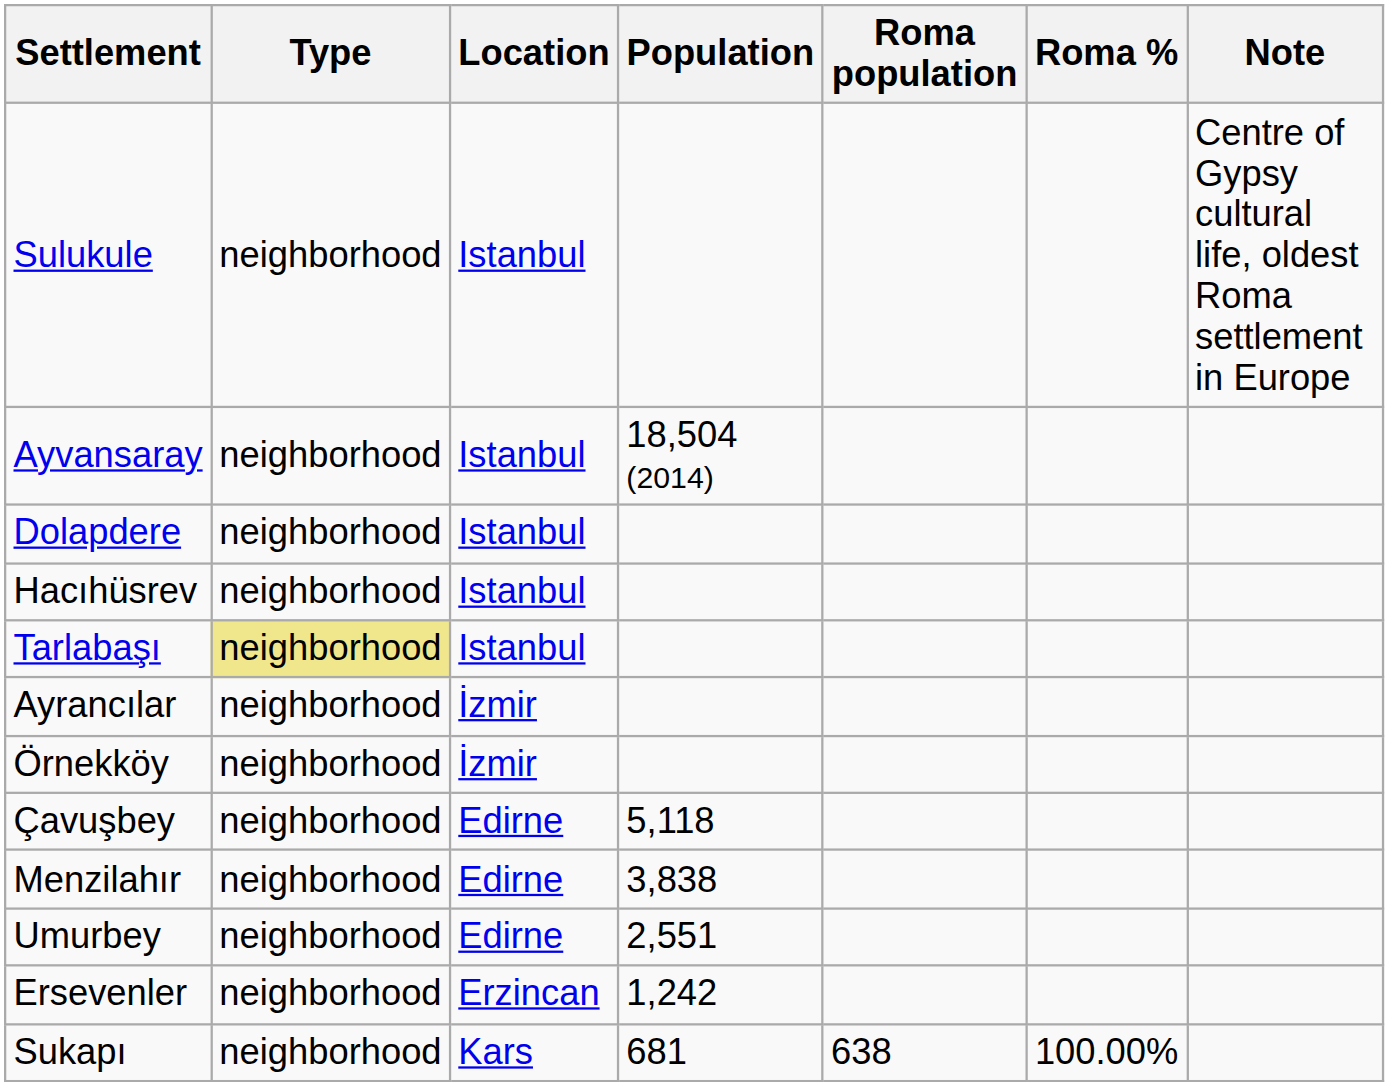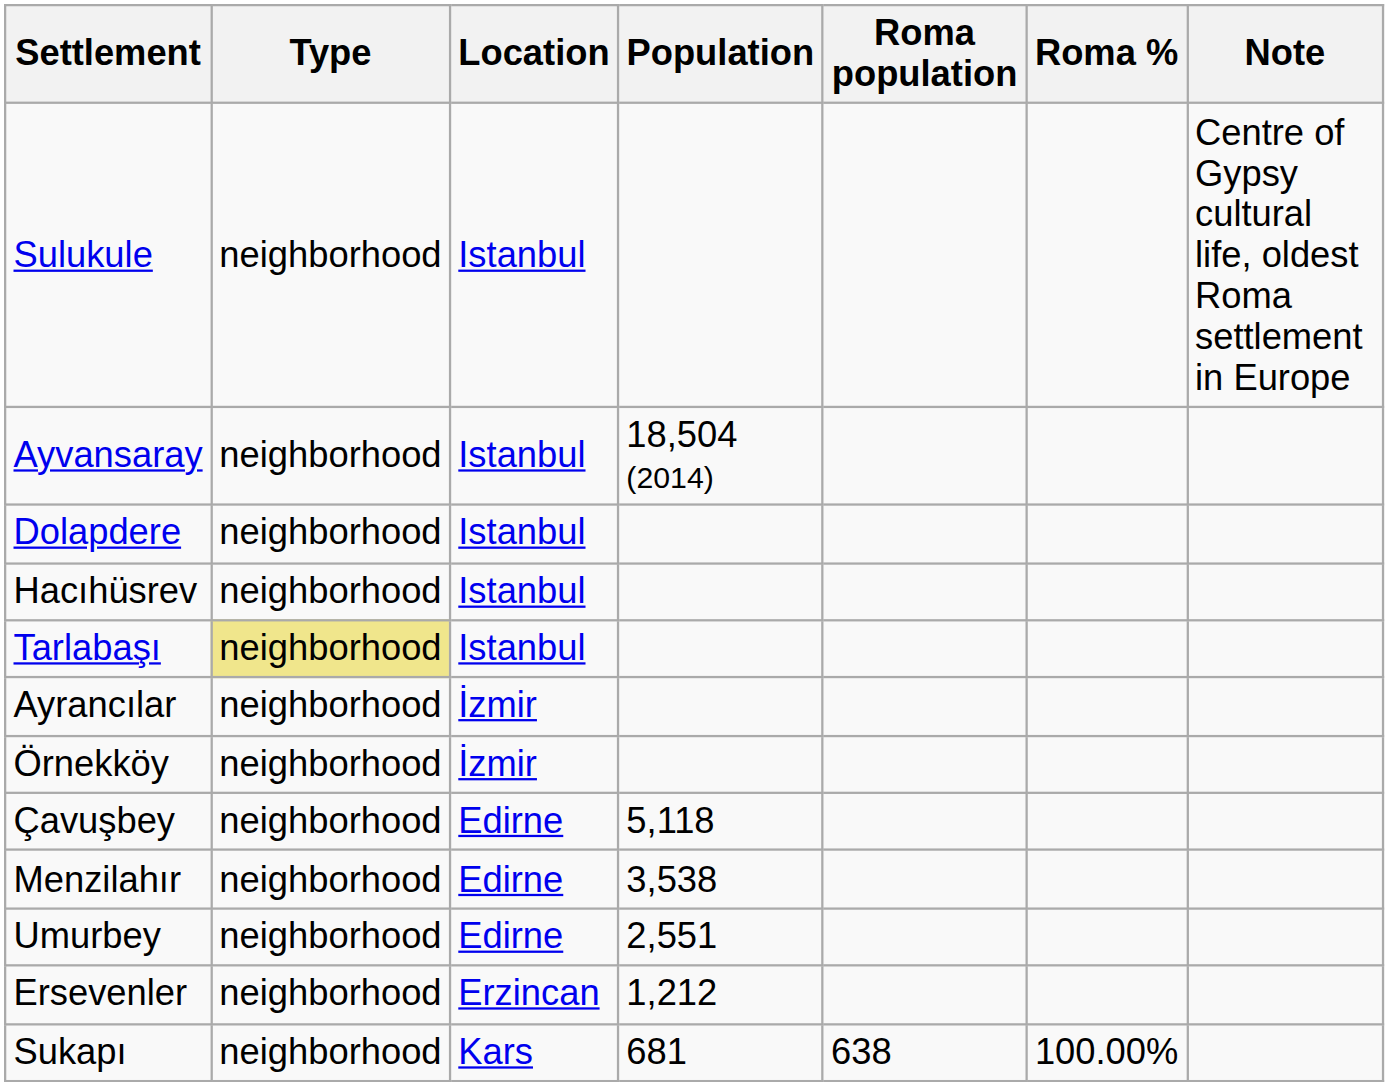(672, 878) 3,838 -> (672, 878) 3,538
(672, 993) 1,242 -> (672, 993) 1,212
